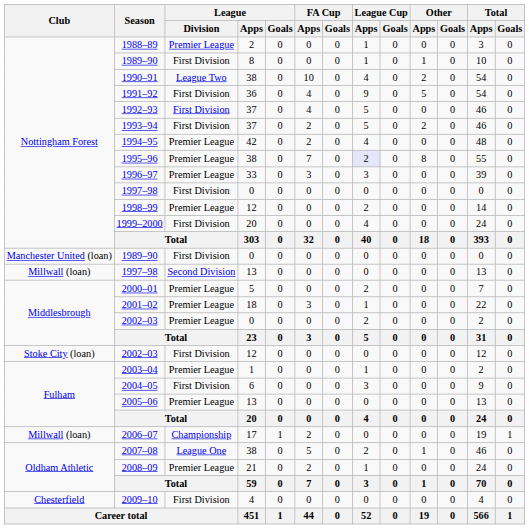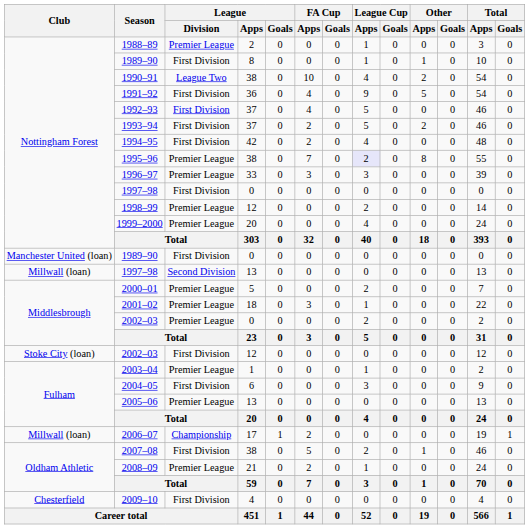(201, 142) Premier League -> (201, 142) First Division
(201, 223) First Division -> (201, 223) Premier League
(201, 451) League One -> (201, 451) First Division
